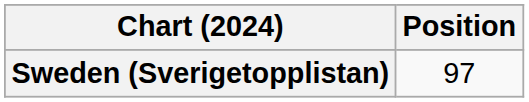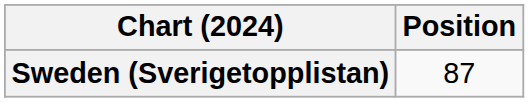(459, 73) 97 -> (459, 73) 87
